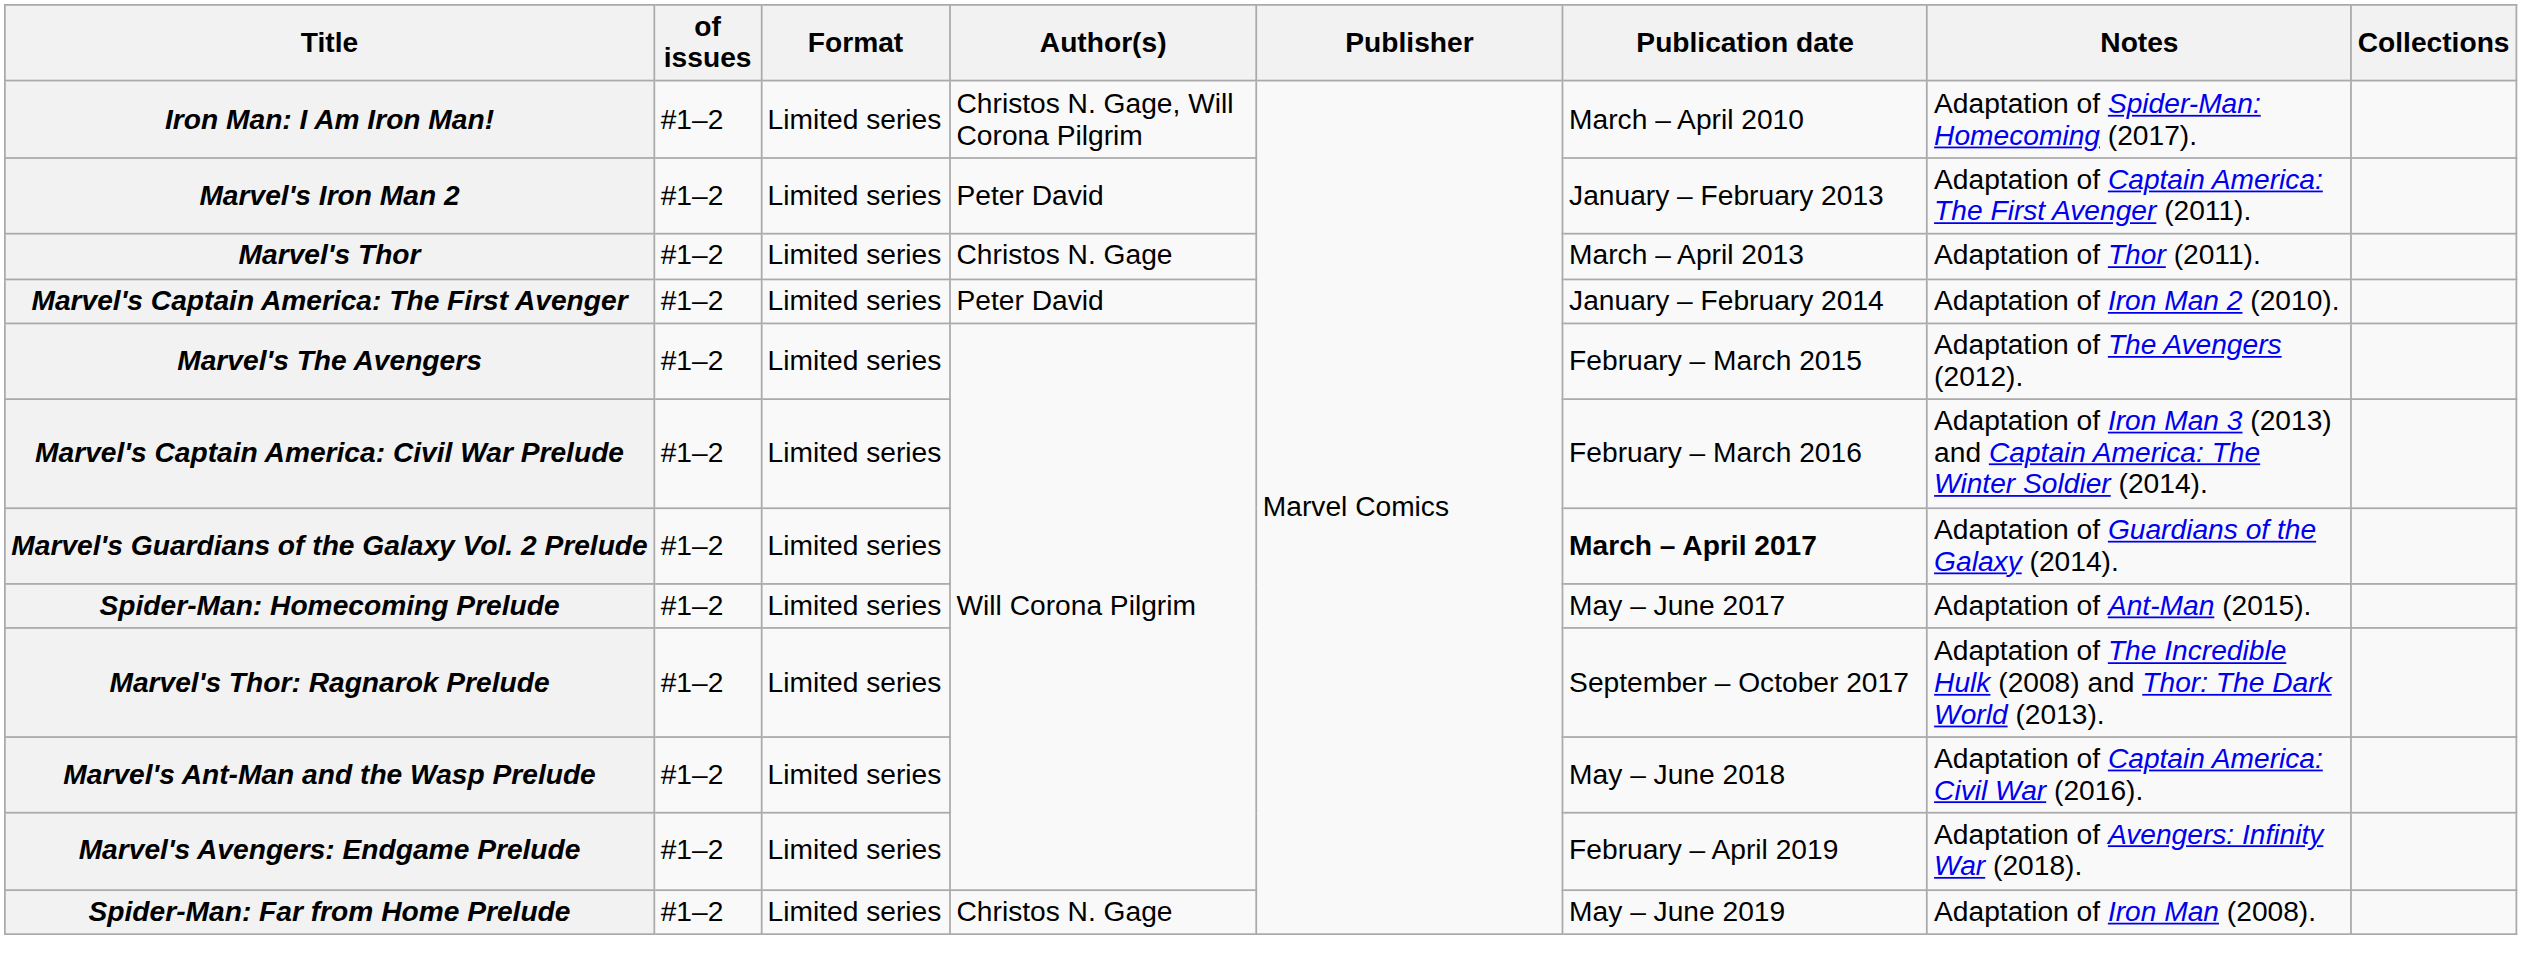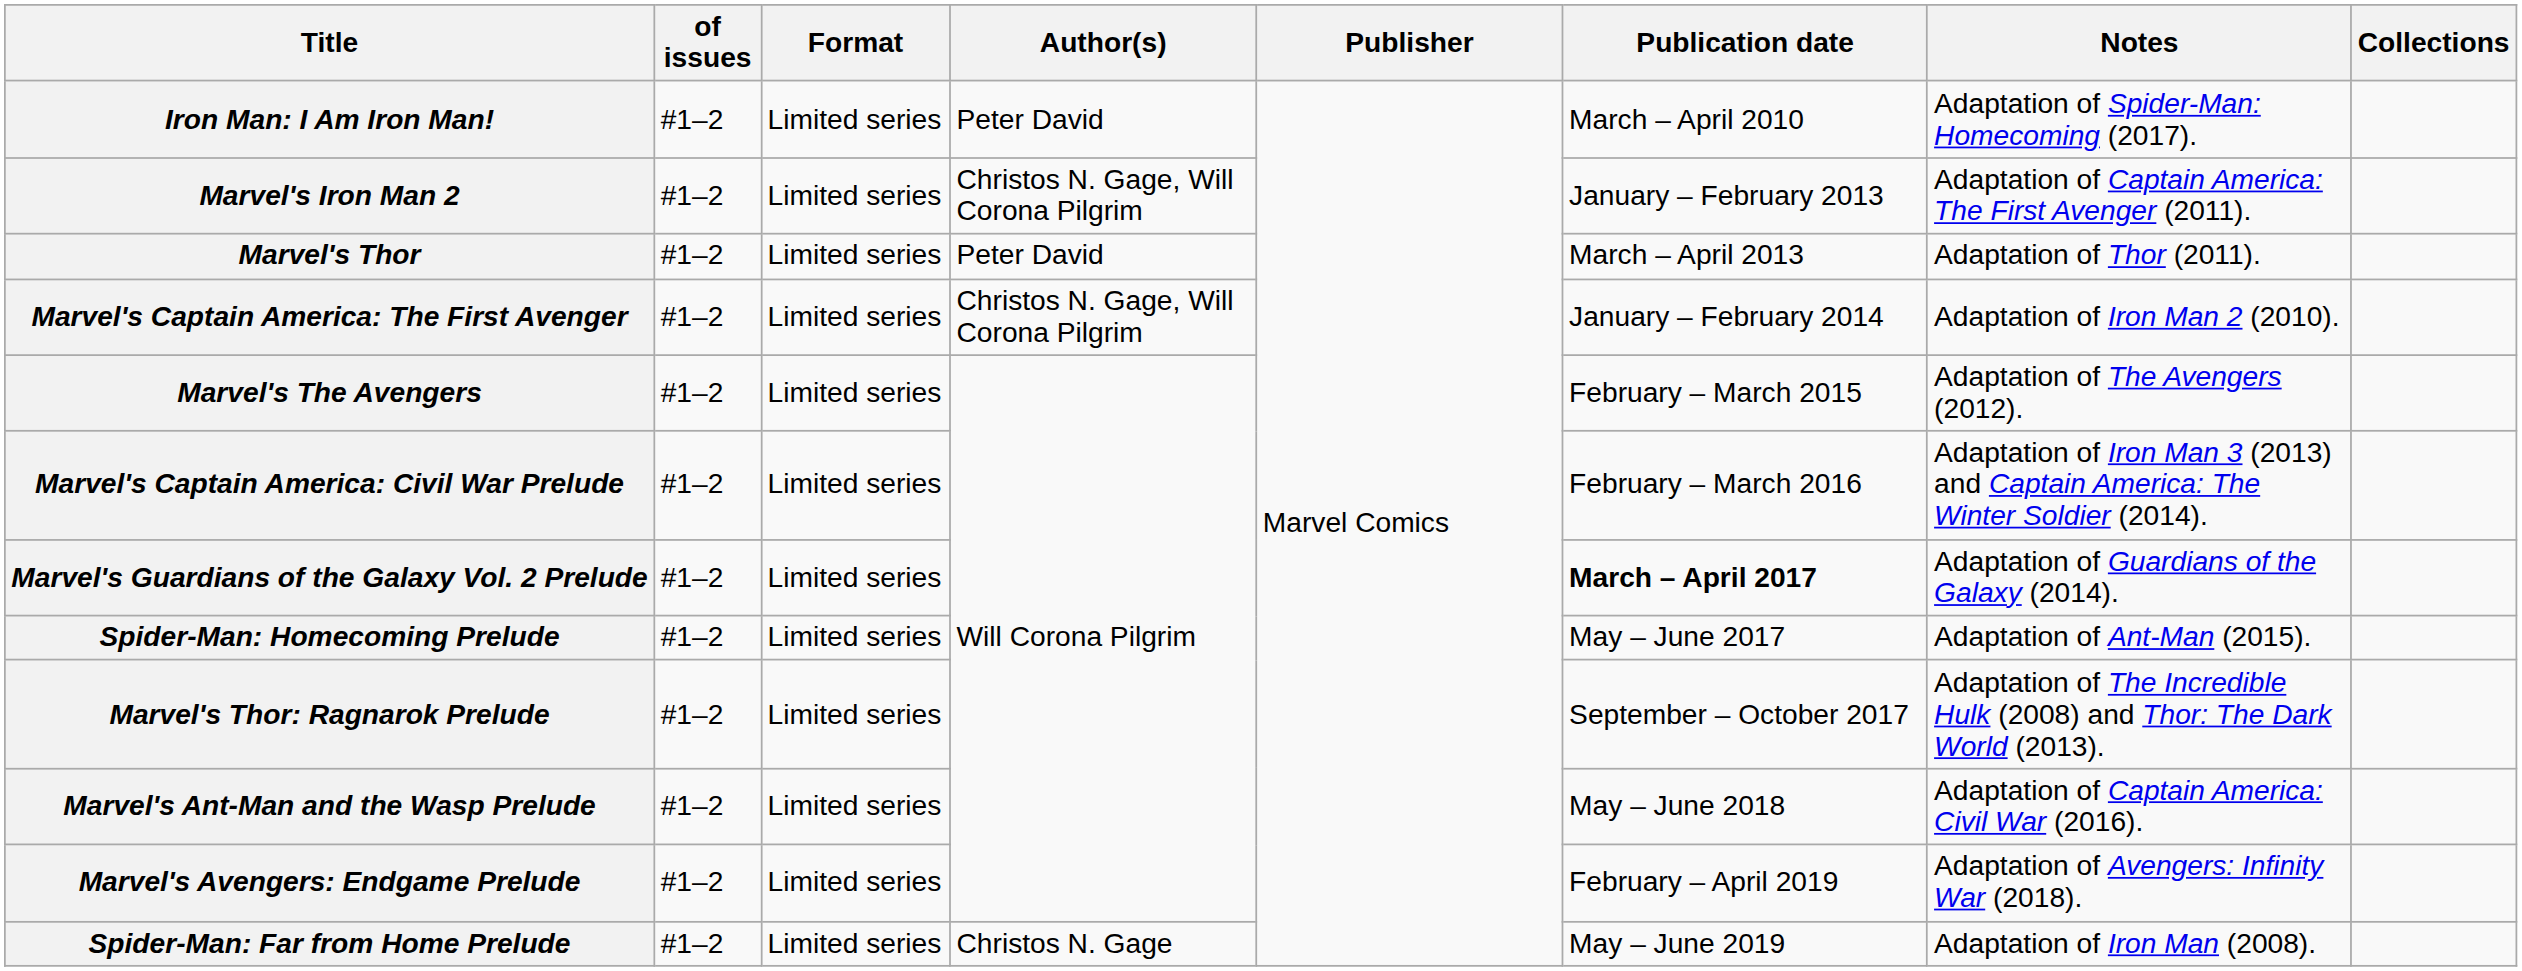(1095, 119) Christos N. Gage, Will Corona Pilgrim -> (1030, 119) Peter David
(1030, 195) Peter David -> (1095, 195) Christos N. Gage, Will Corona Pilgrim
(1065, 255) Christos N. Gage -> (1030, 255) Peter David
(1030, 300) Peter David -> (1095, 316) Christos N. Gage, Will Corona Pilgrim
